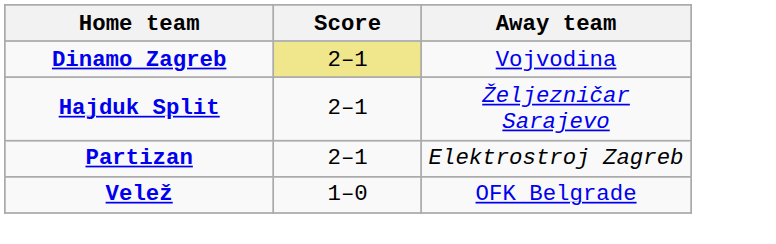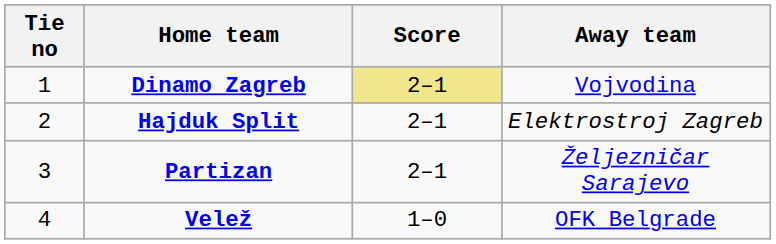+ column: (45, 36)
(556, 109) Željezničar Sarajevo -> (635, 122) Elektrostroj Zagreb
(556, 158) Elektrostroj Zagreb -> (635, 171) Željezničar Sarajevo
